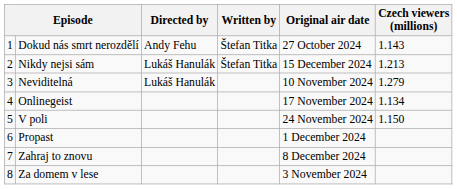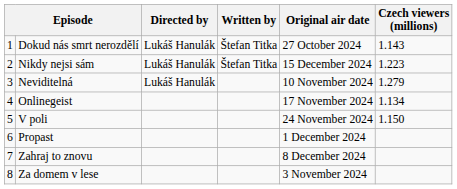(170, 45) Andy Fehu -> (180, 45) Lukáš Hanulák
(391, 63) 1.213 -> (391, 63) 1.223
